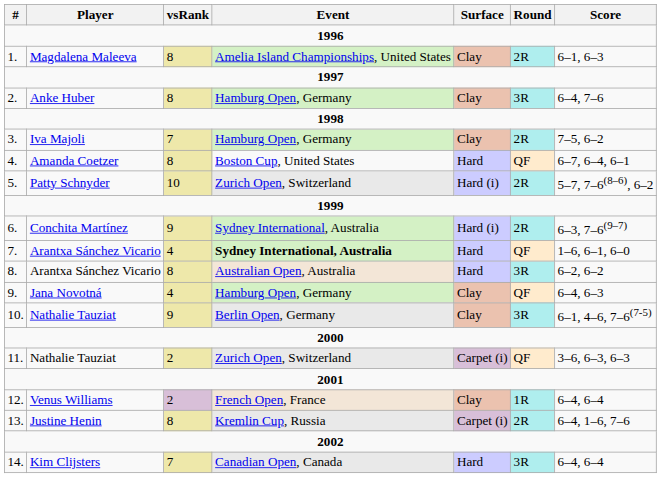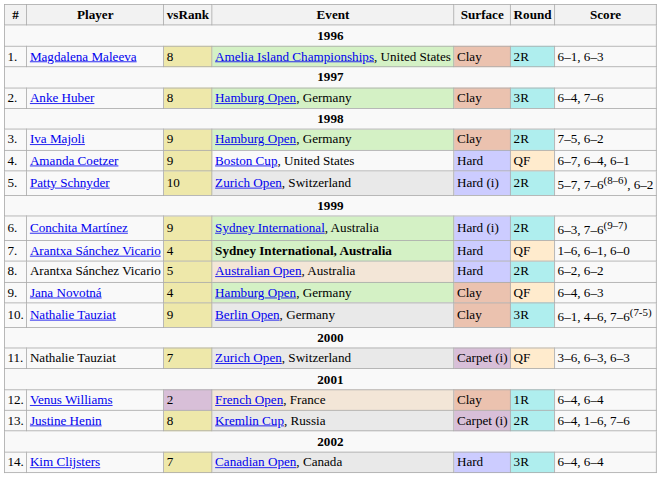(170, 139) 7 -> (170, 139) 9
(170, 160) 8 -> (170, 160) 9
(170, 271) 8 -> (170, 271) 5
(521, 271) 3R -> (521, 271) 2R
(170, 358) 2 -> (170, 358) 7
